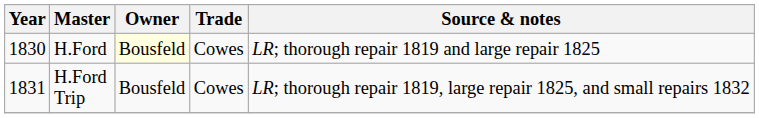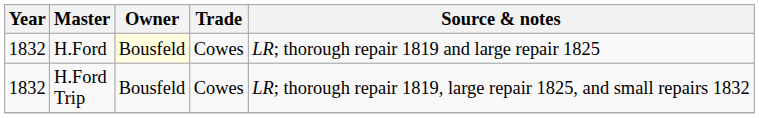(27, 48) 1830 -> (27, 48) 1832
(27, 87) 1831 -> (27, 87) 1832
